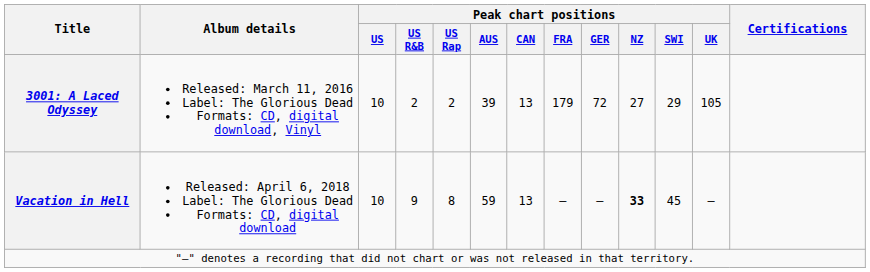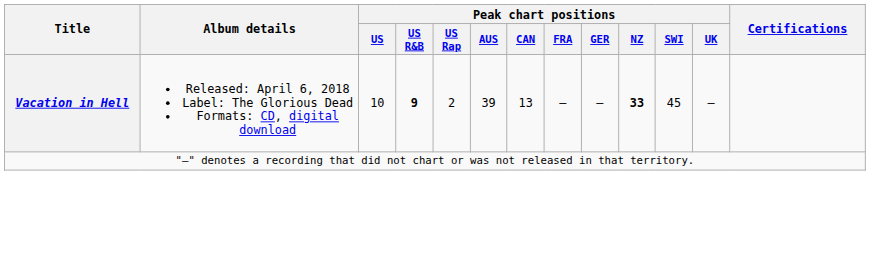- row: (72, 103)
(414, 201) normal -> (414, 103) bold
(451, 201) 8 -> (451, 103) 2
(489, 201) 59 -> (489, 103) 39
